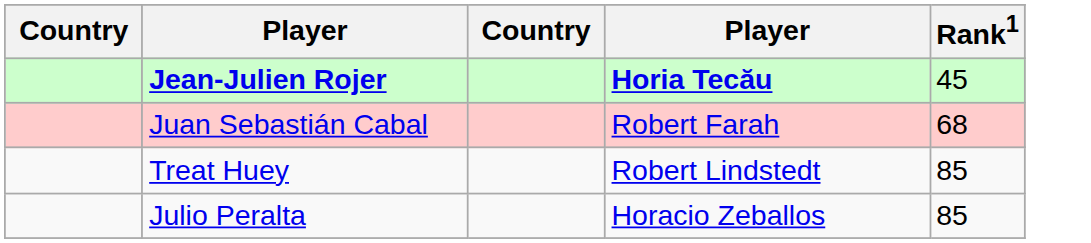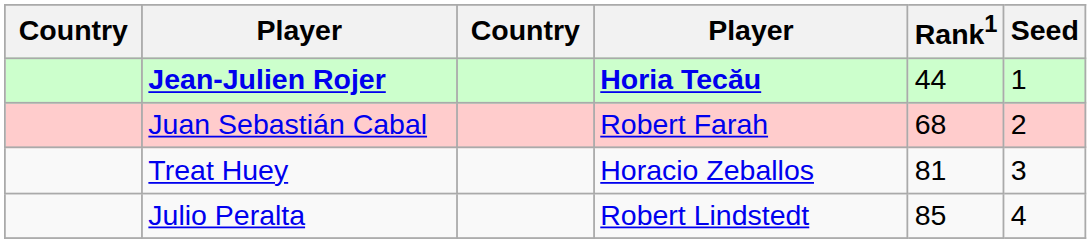+ column: (1045, 30)
(952, 79) 45 -> (931, 79) 44
(716, 170) Robert Lindstedt -> (707, 170) Horacio Zeballos
(952, 170) 85 -> (931, 170) 81
(718, 215) Horacio Zeballos -> (705, 215) Robert Lindstedt
